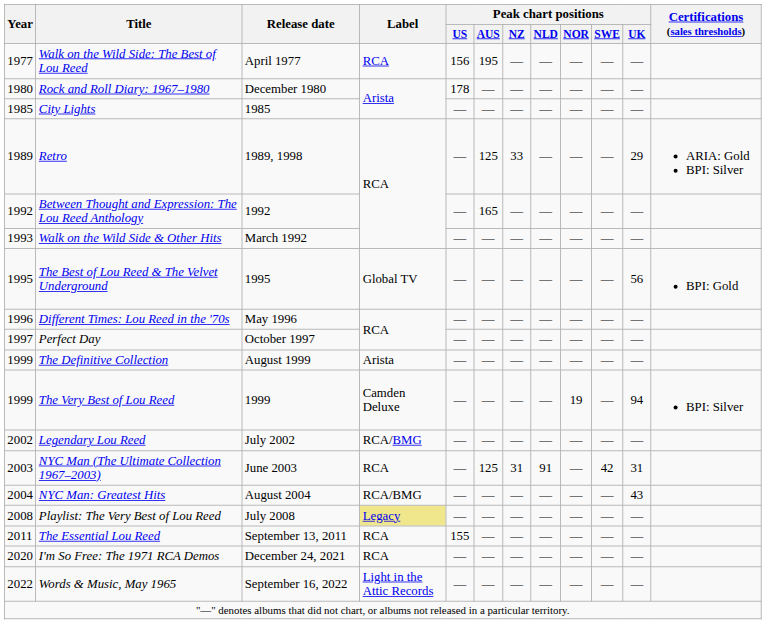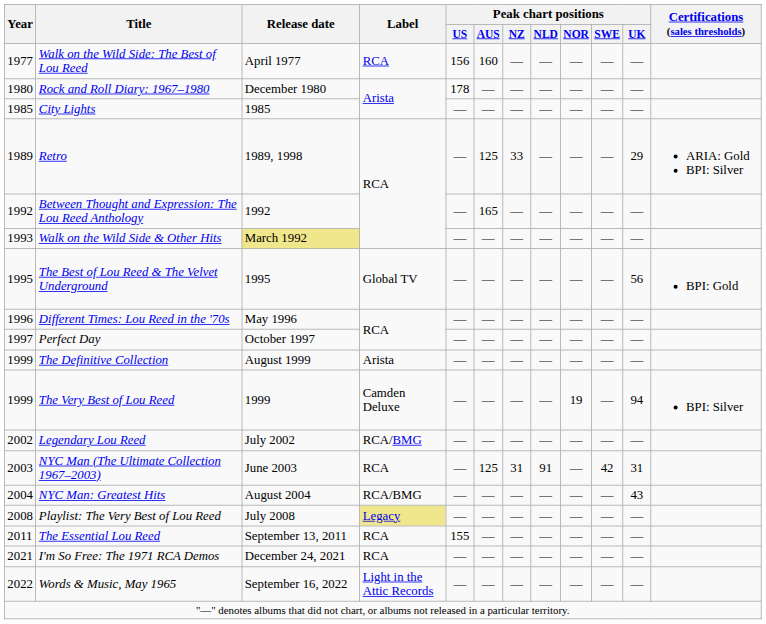(488, 61) 195 -> (488, 61) 160
(276, 238) no background -> (276, 238) khaki background
(20, 556) 2020 -> (20, 556) 2021
